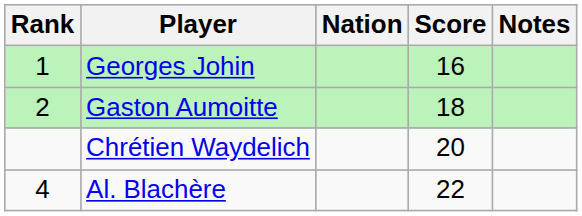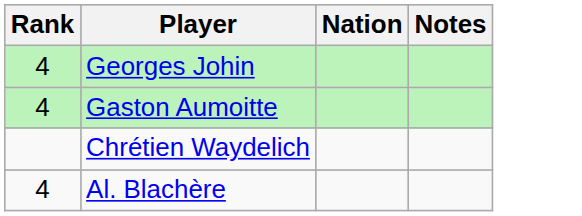- column: (450, 25)
(42, 66) 1 -> (42, 66) 4
(42, 107) 2 -> (42, 107) 4
